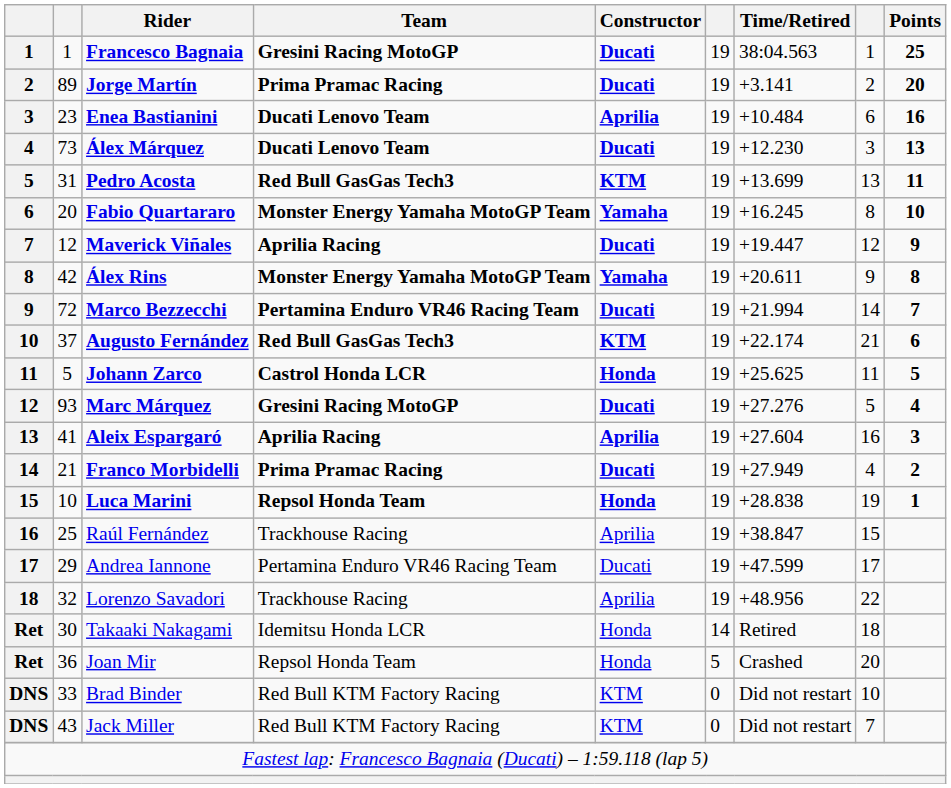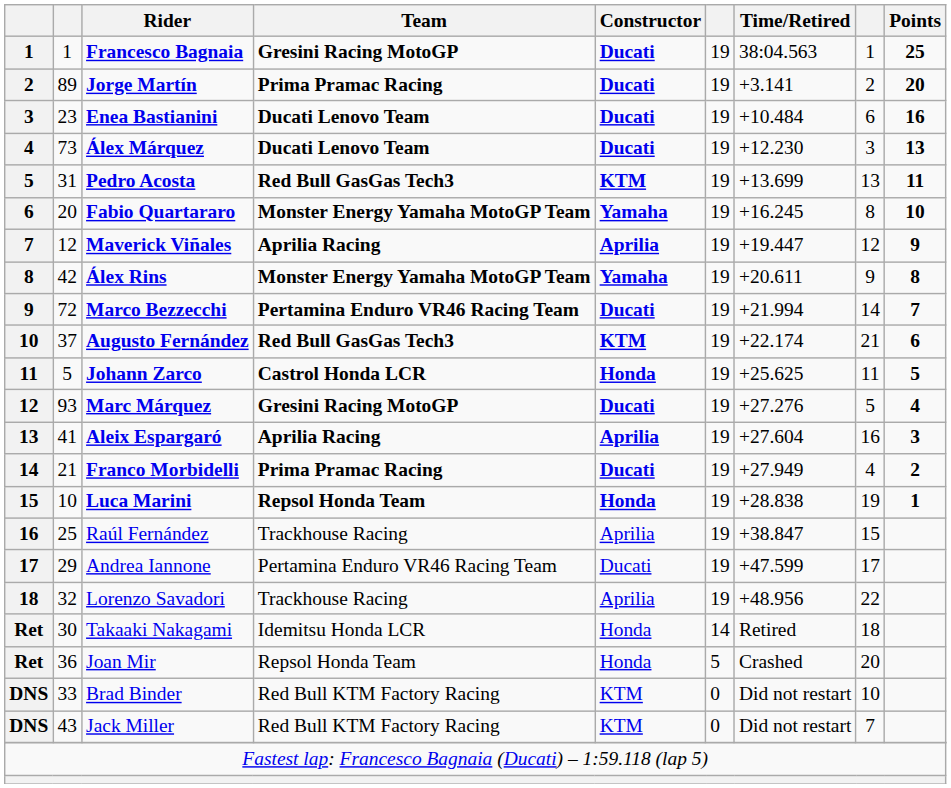(629, 116) Aprilia -> (627, 116) Ducati
(627, 244) Ducati -> (629, 244) Aprilia
